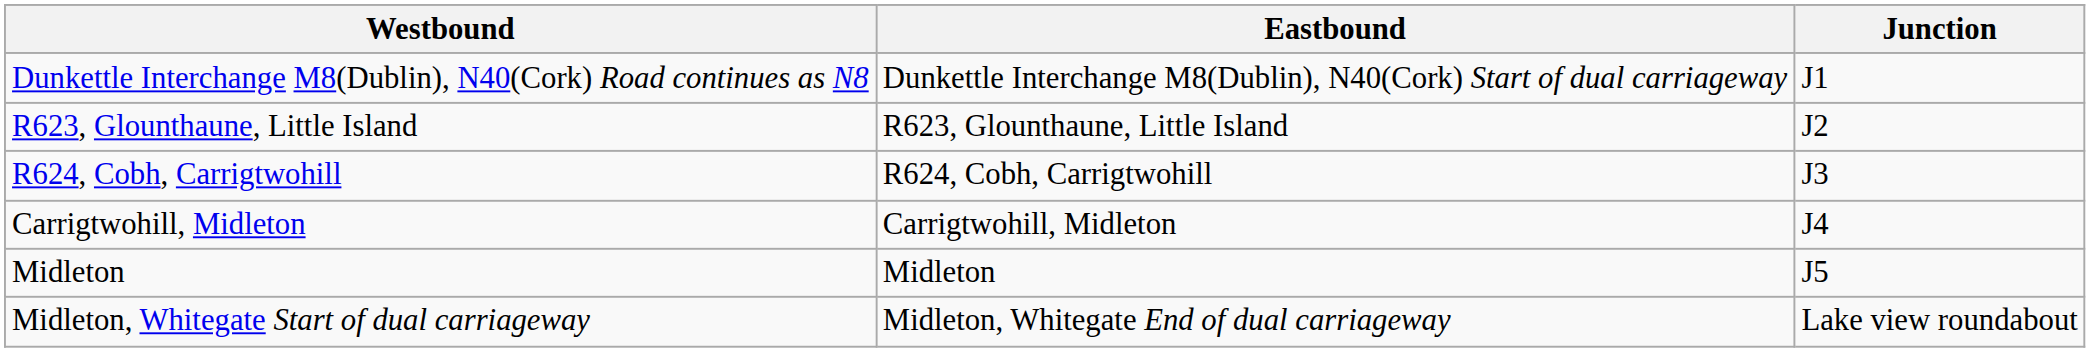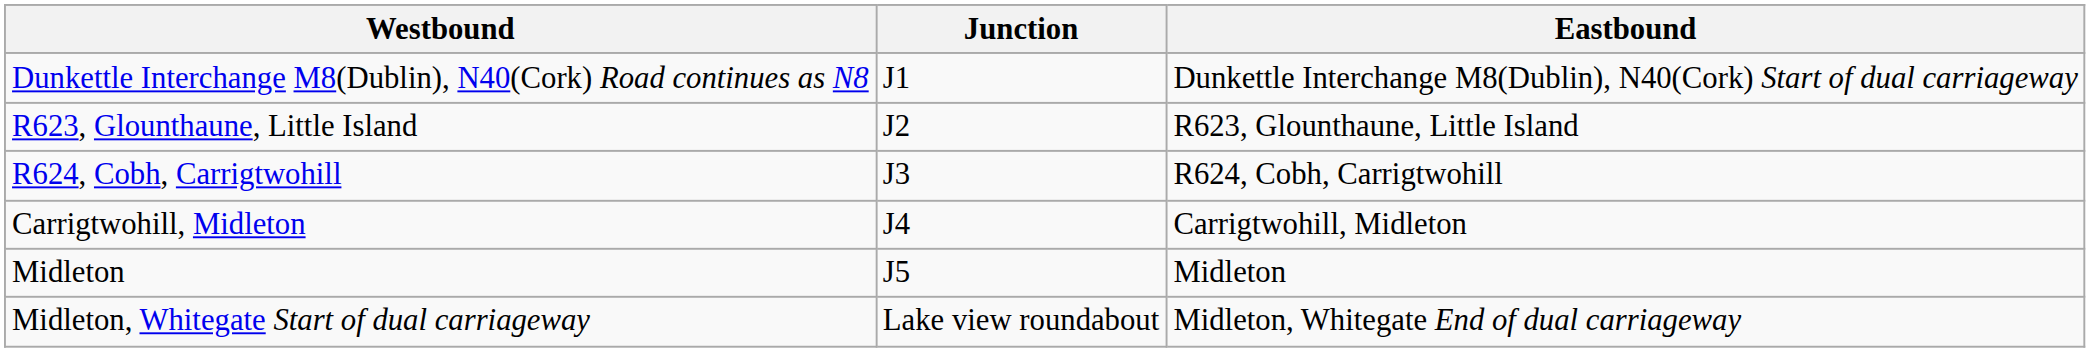columns swapped: (1940, 28) <-> (1335, 28)
